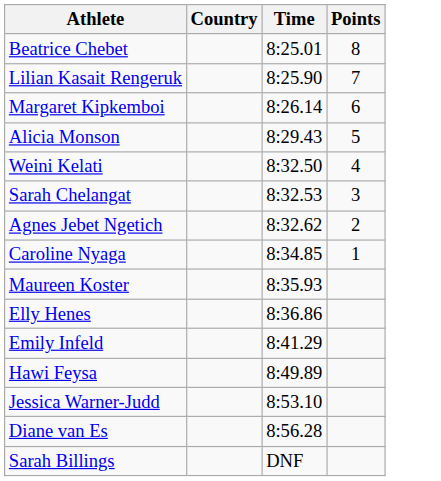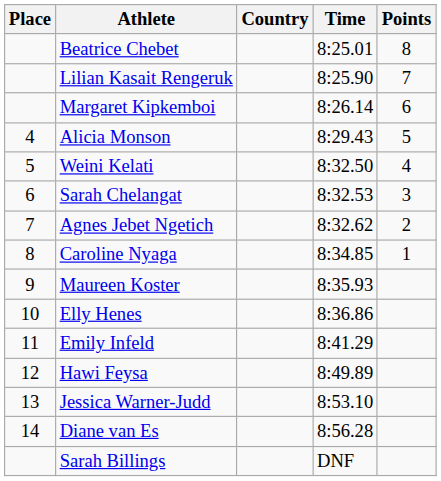+ column: (30, 19)
